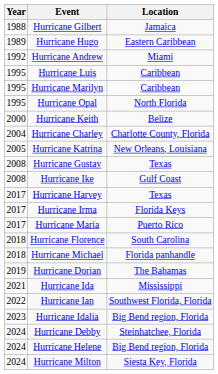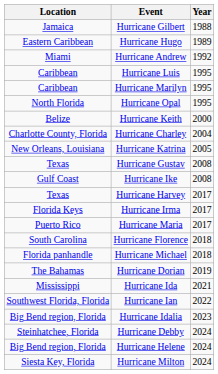columns swapped: (16, 12) <-> (160, 12)
